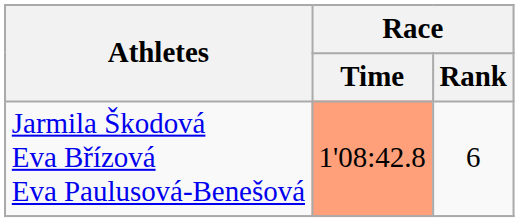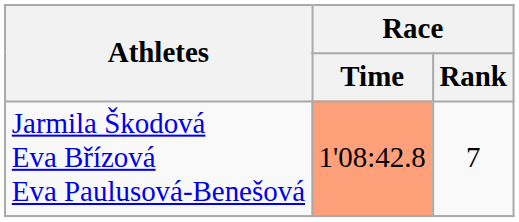(473, 158) 6 -> (473, 158) 7
